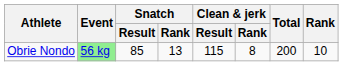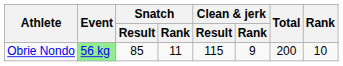(175, 52) 13 -> (175, 52) 11
(252, 52) 8 -> (252, 52) 9
